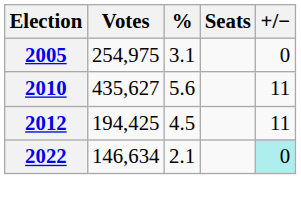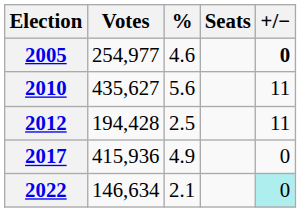(126, 54) 254,975 -> (126, 54) 254,977
(182, 54) 3.1 -> (182, 54) 4.6
(285, 54) normal -> (285, 54) bold
(126, 122) 194,425 -> (126, 122) 194,428
(182, 122) 4.5 -> (182, 122) 2.5
+ row: (46, 155)
